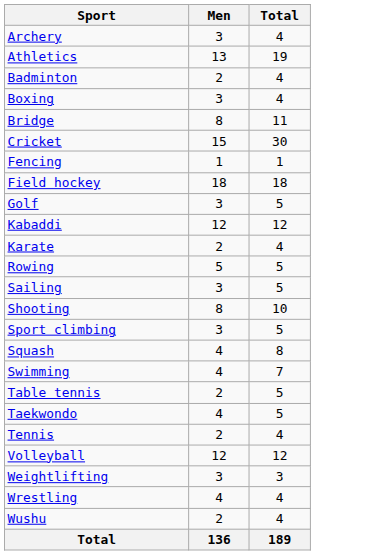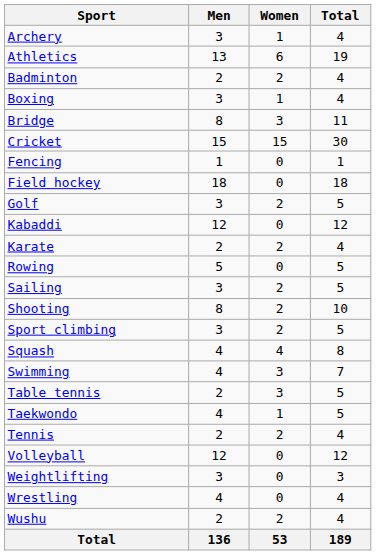+ column: (280, 15)
